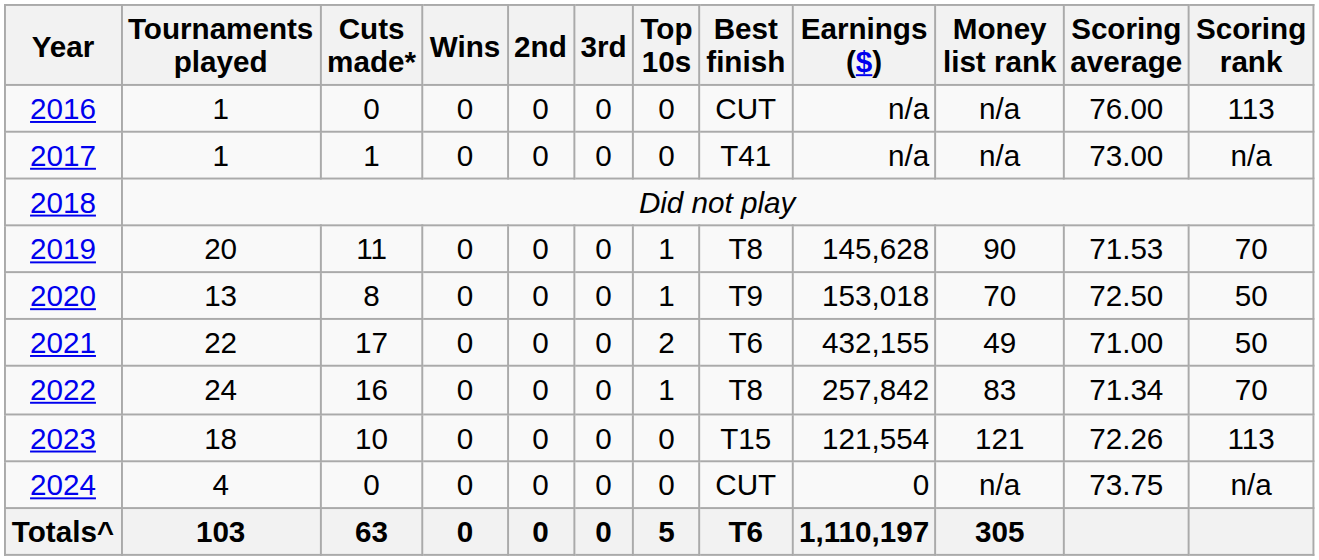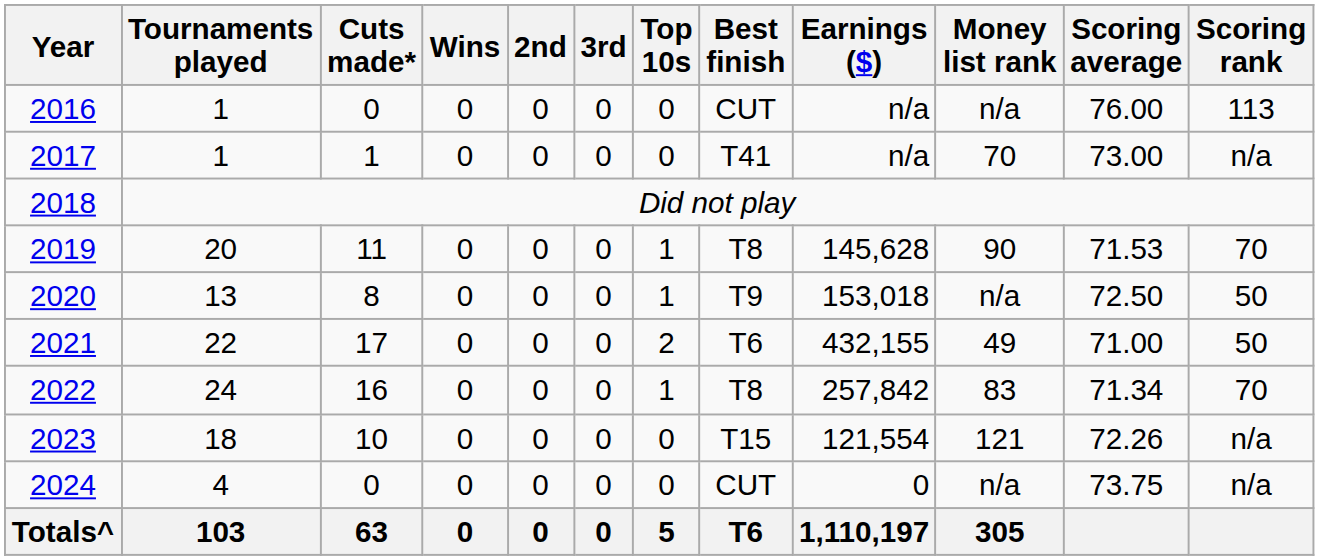(1000, 156) n/a -> (1000, 156) 70
(1000, 296) 70 -> (1000, 296) n/a
(1251, 437) 113 -> (1251, 437) n/a
